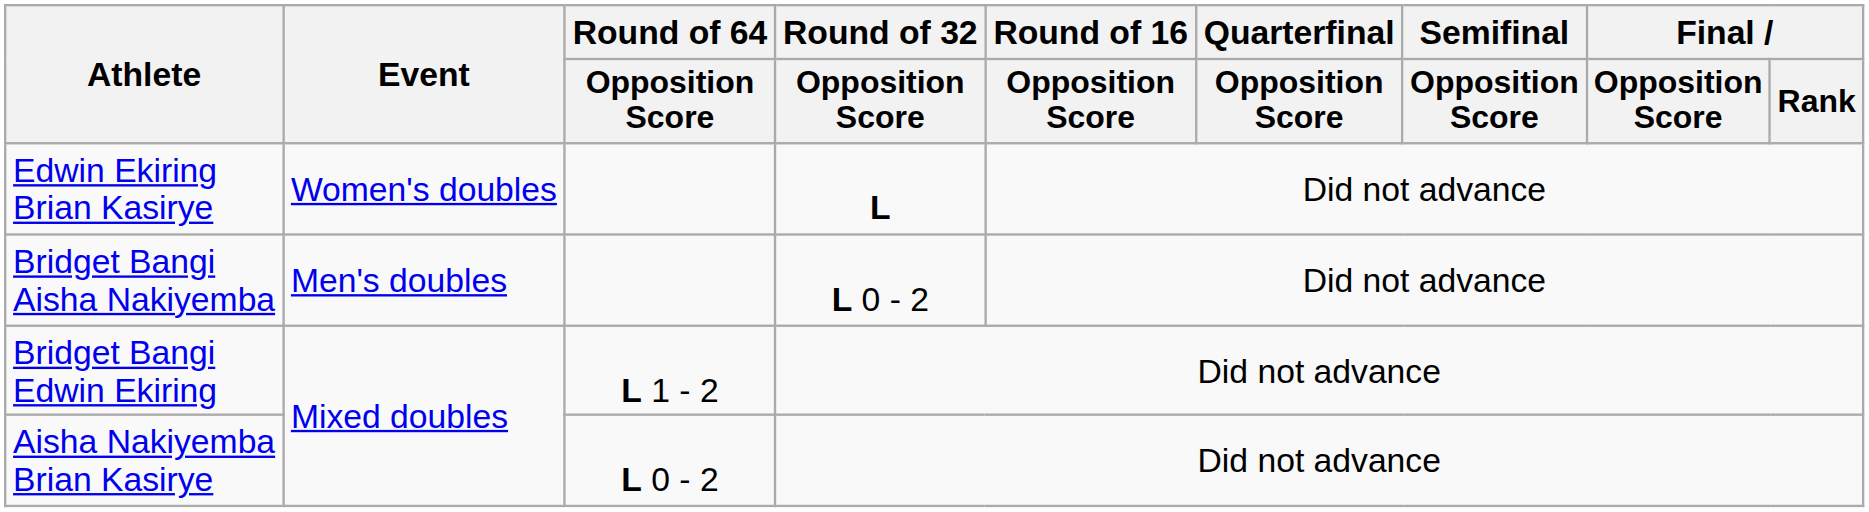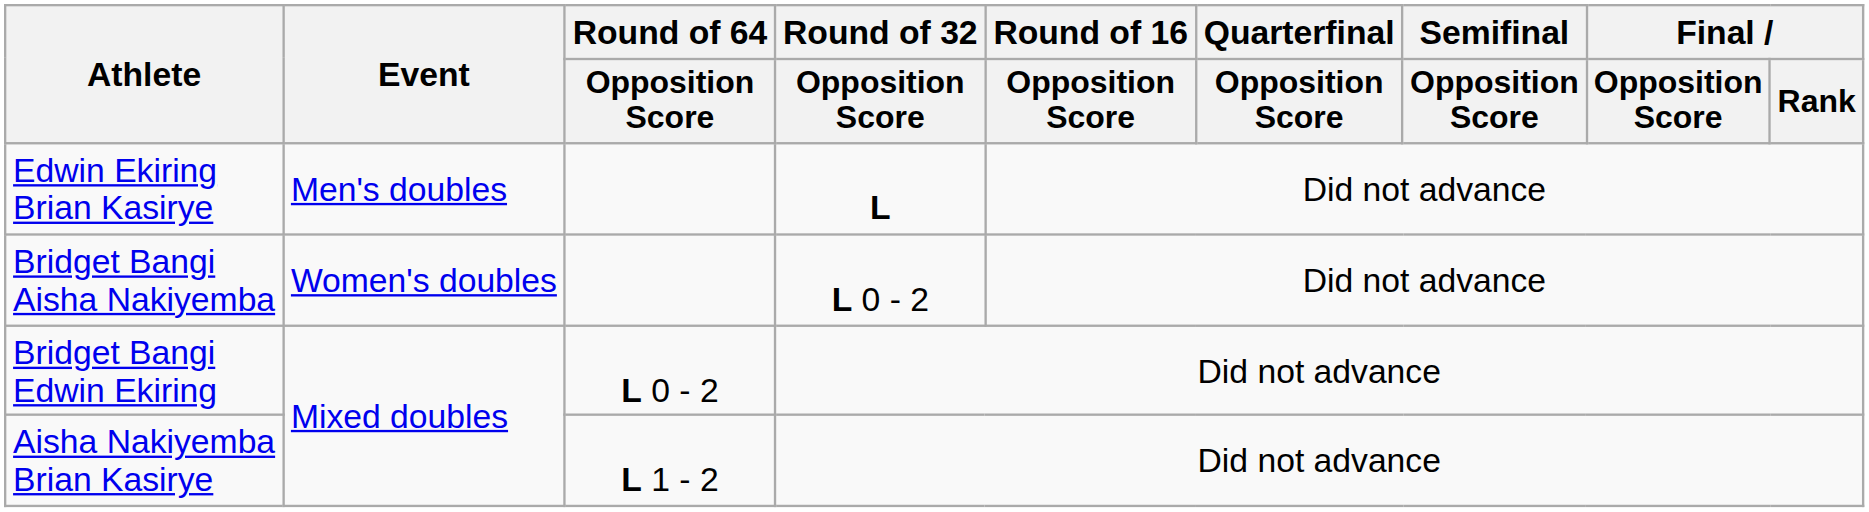(424, 189) Women's doubles -> (399, 189) Men's doubles
(399, 280) Men's doubles -> (424, 280) Women's doubles
(670, 390) L 1 - 2 -> (670, 390) L 0 - 2
(670, 480) L 0 - 2 -> (670, 480) L 1 - 2
